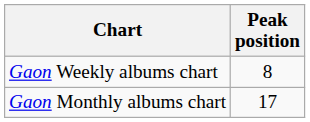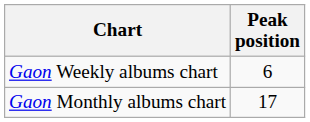(267, 71) 8 -> (267, 71) 6
